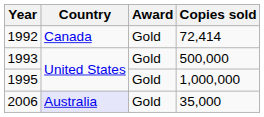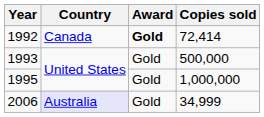(146, 36) normal -> (147, 36) bold
(200, 101) 35,000 -> (200, 101) 34,999
